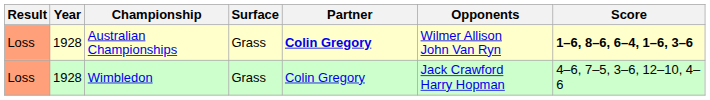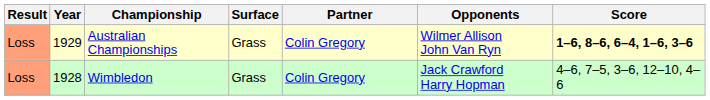(67, 42) 1928 -> (67, 42) 1929
(328, 42) bold -> (325, 42) normal
